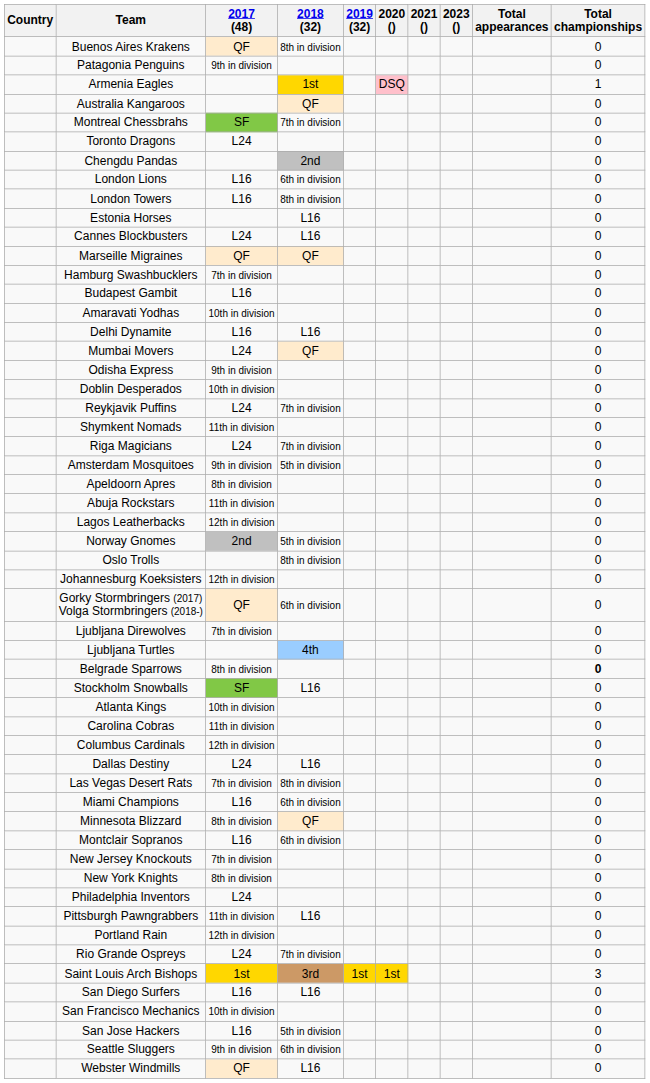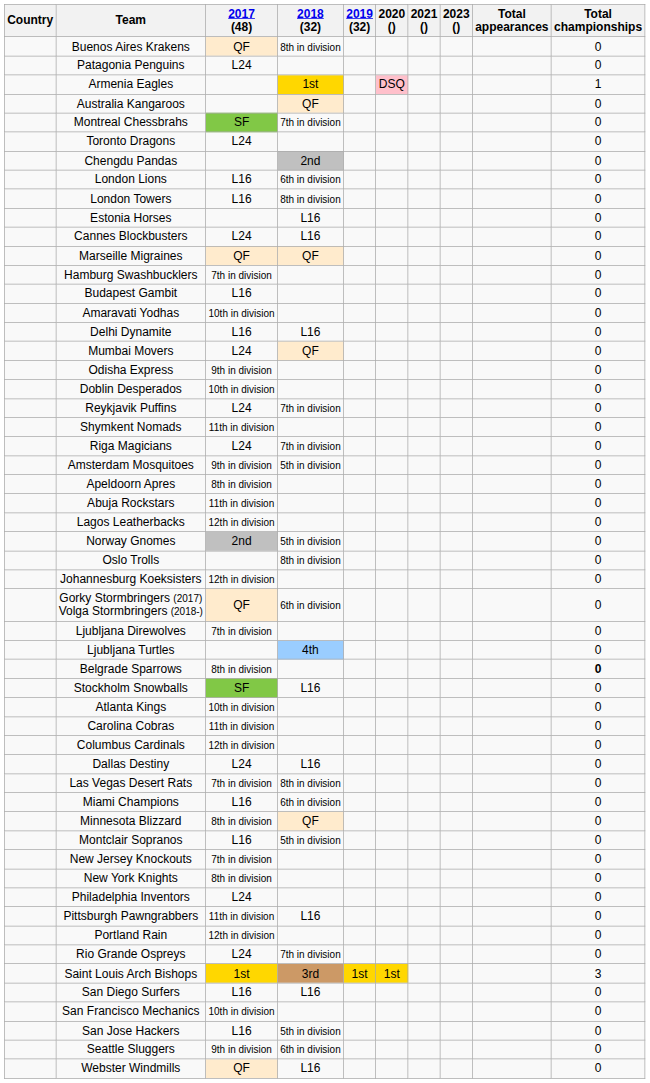(242, 66) 9th in division -> (242, 65) L24
(310, 841) 6th in division -> (310, 841) 5th in division
